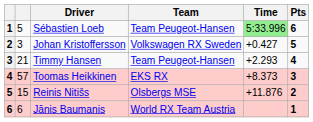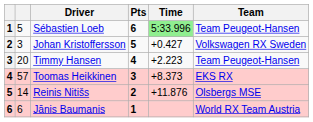columns swapped: (186, 13) <-> (298, 13)
(23, 61) 21 -> (23, 61) 20
(262, 61) +2.293 -> (167, 61) +2.223
(23, 93) 15 -> (23, 93) 14
